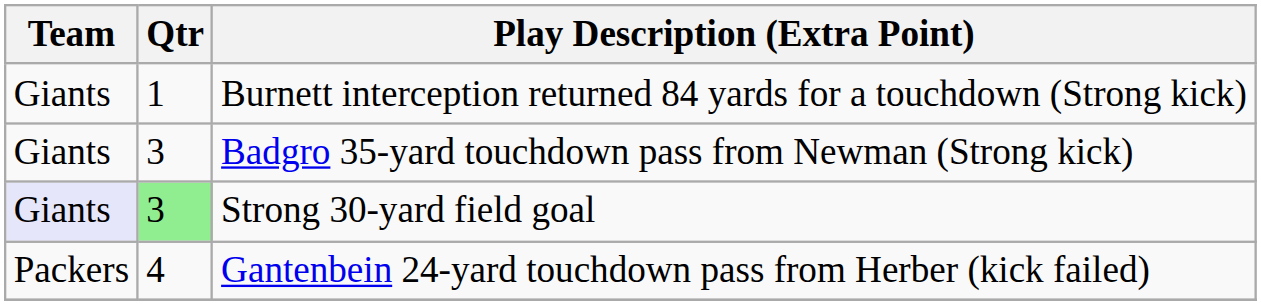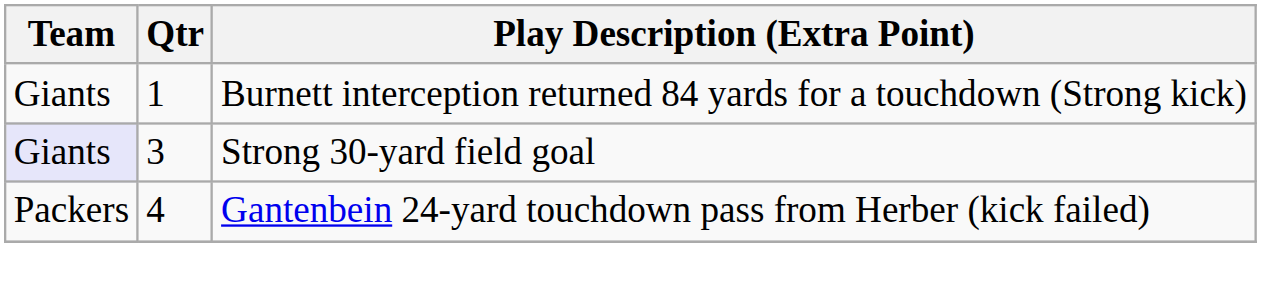- row: (677, 151)
(156, 210) lightgreen background -> (156, 151) no background
